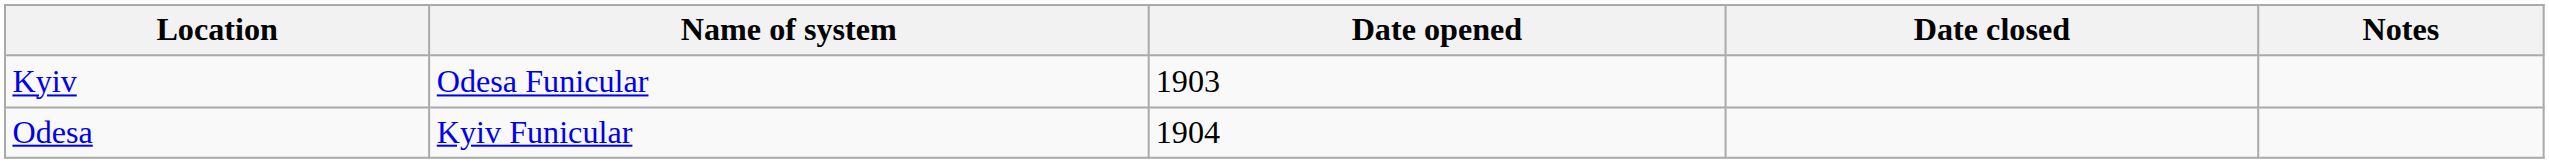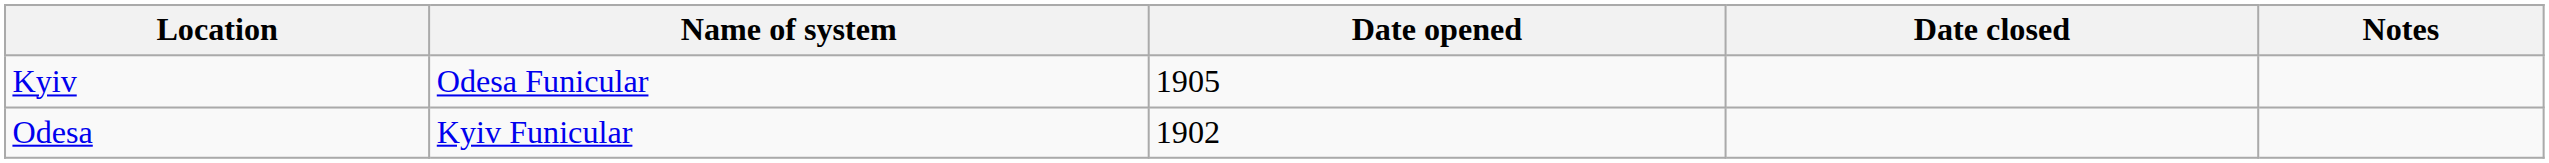(1188, 81) 1903 -> (1188, 81) 1905
(1188, 132) 1904 -> (1188, 132) 1902
